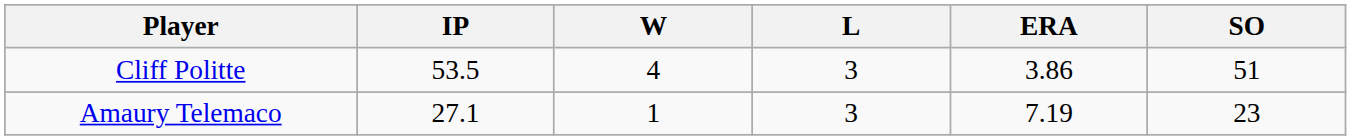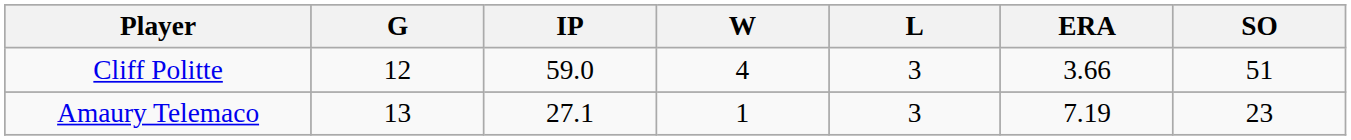+ column: (398, 26)
(455, 69) 53.5 -> (570, 69) 59.0
(1049, 69) 3.86 -> (1087, 69) 3.66
